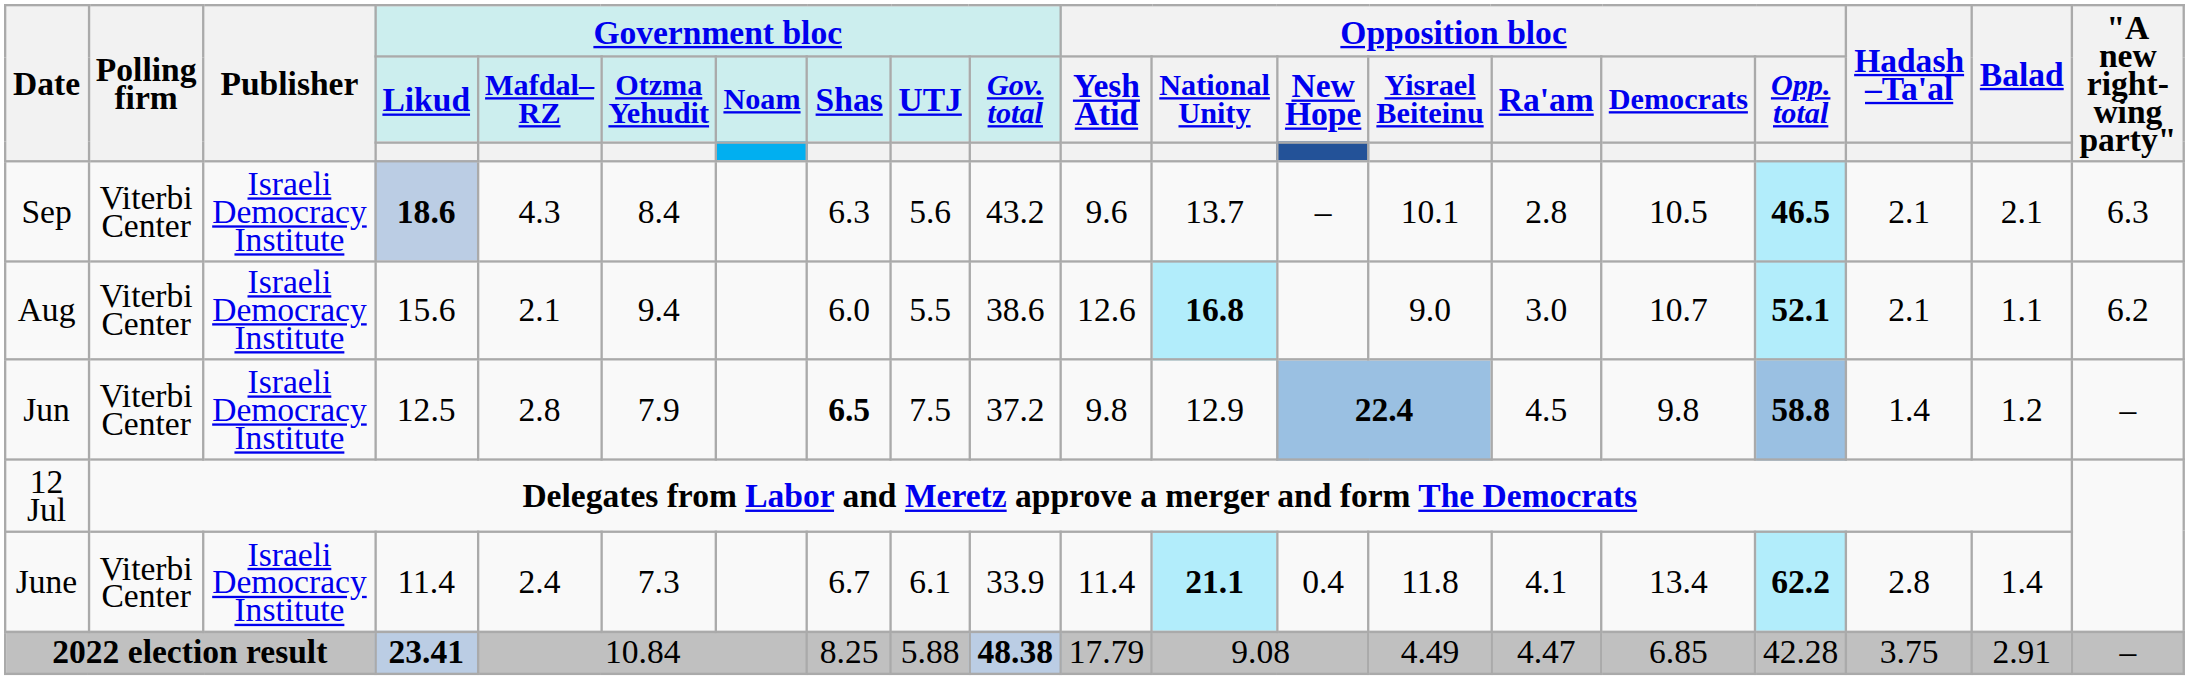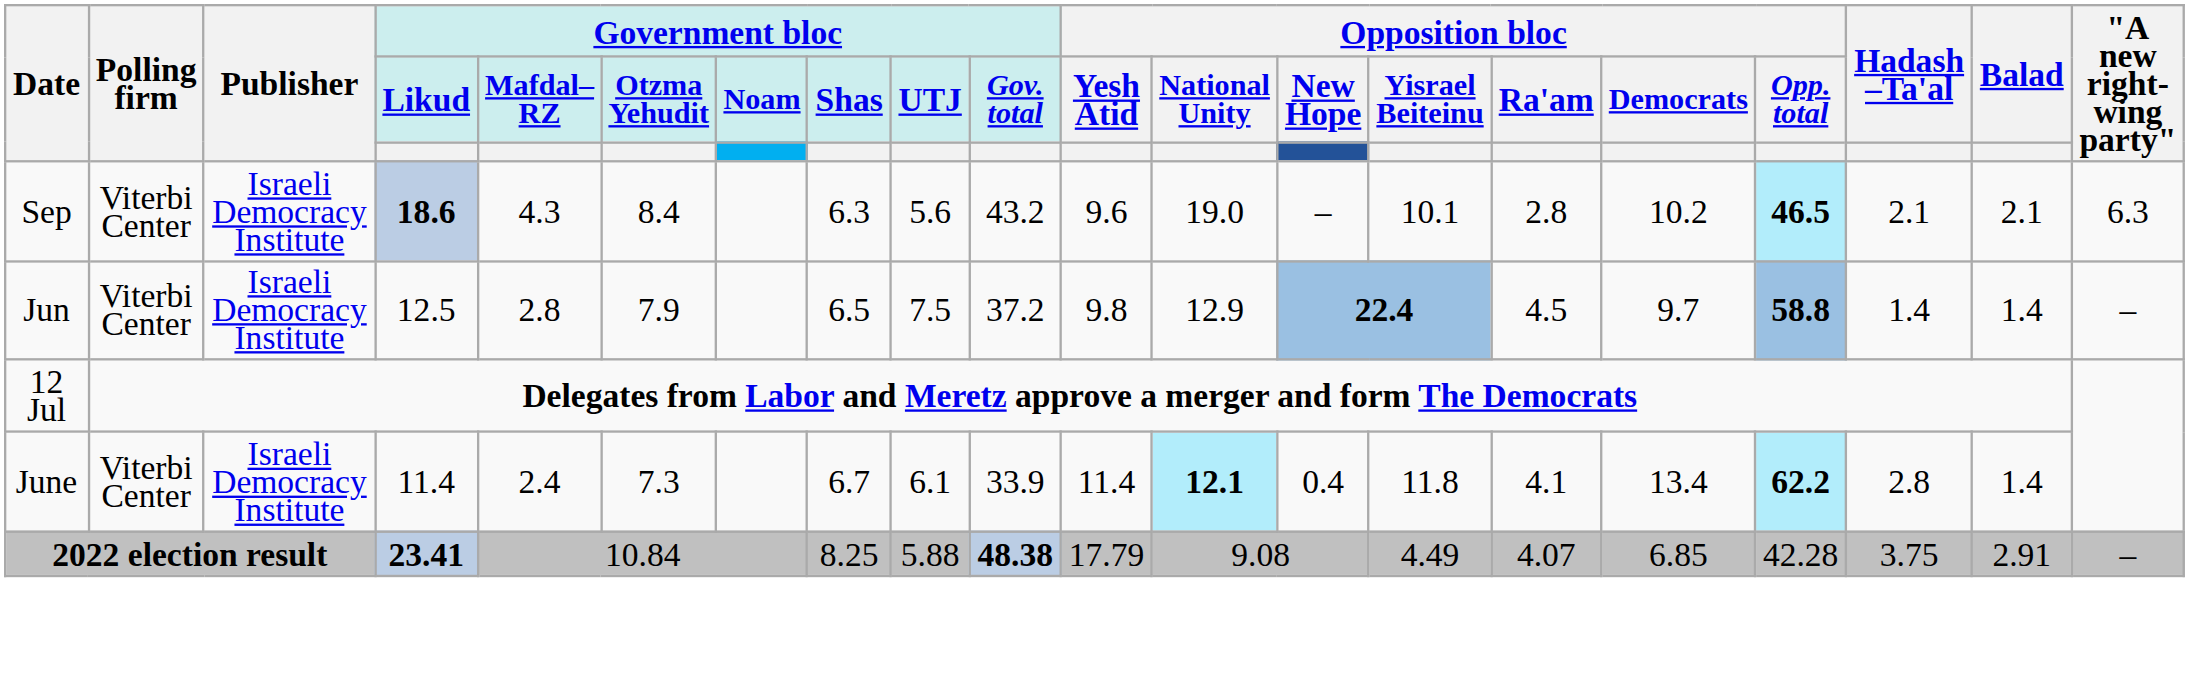(1215, 211) 13.7 -> (1215, 211) 19.0
(1678, 211) 10.5 -> (1678, 211) 10.2
- row: (47, 310)
(849, 410) bold -> (849, 310) normal
(1678, 410) 9.8 -> (1678, 310) 9.7
(2022, 410) 1.2 -> (2022, 310) 1.4
(1215, 581) 21.1 -> (1215, 482) 12.1
(1546, 653) 4.47 -> (1546, 553) 4.07
